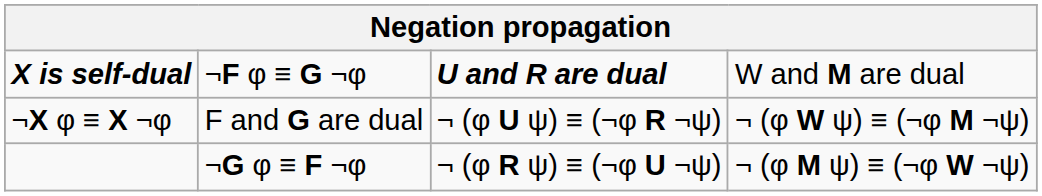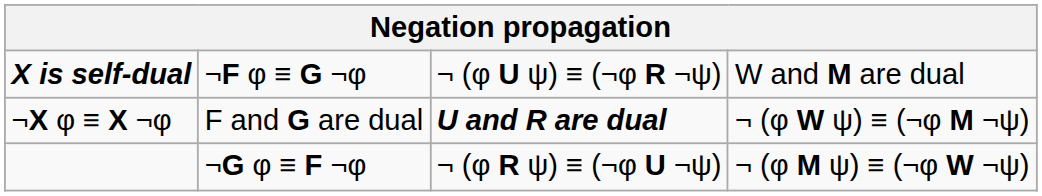(552, 73) U and R are dual -> (579, 73) ¬ (φ U ψ) ≡ (¬φ R ¬ψ)
(579, 119) ¬ (φ U ψ) ≡ (¬φ R ¬ψ) -> (552, 119) U and R are dual
